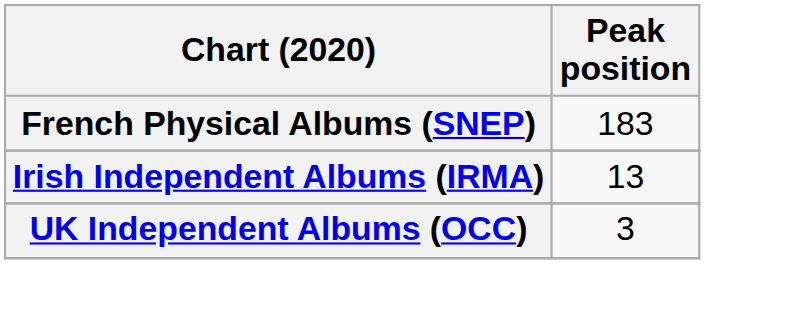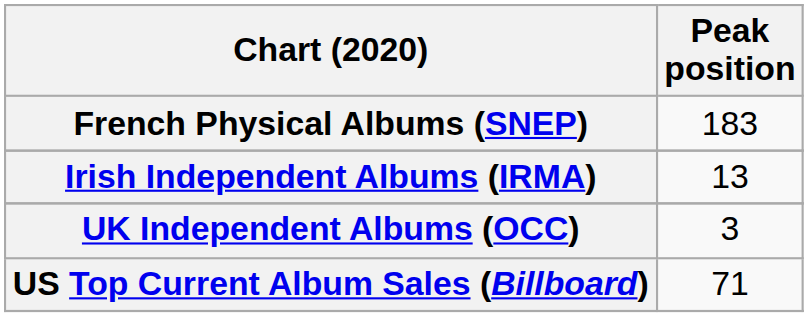+ row: (331, 283)
